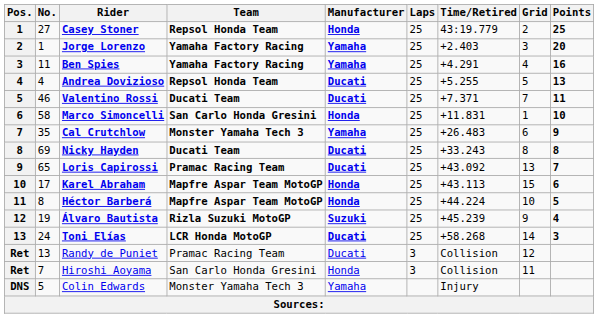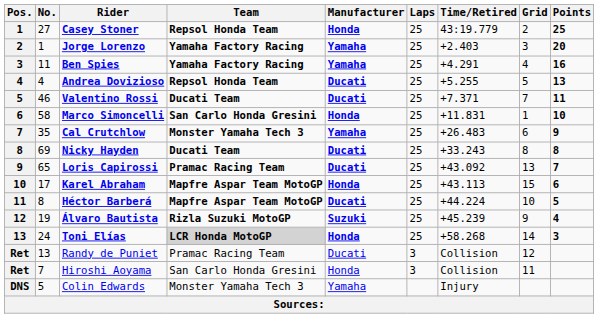(344, 202) Honda -> (347, 202) Ducati
(220, 236) no background -> (220, 236) lightgrey background
(347, 236) Ducati -> (344, 236) Honda
